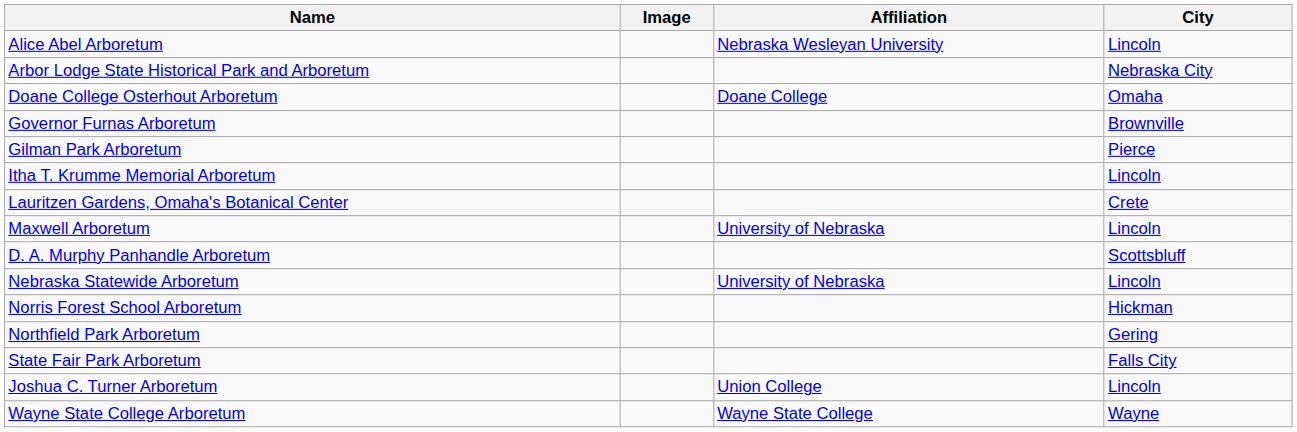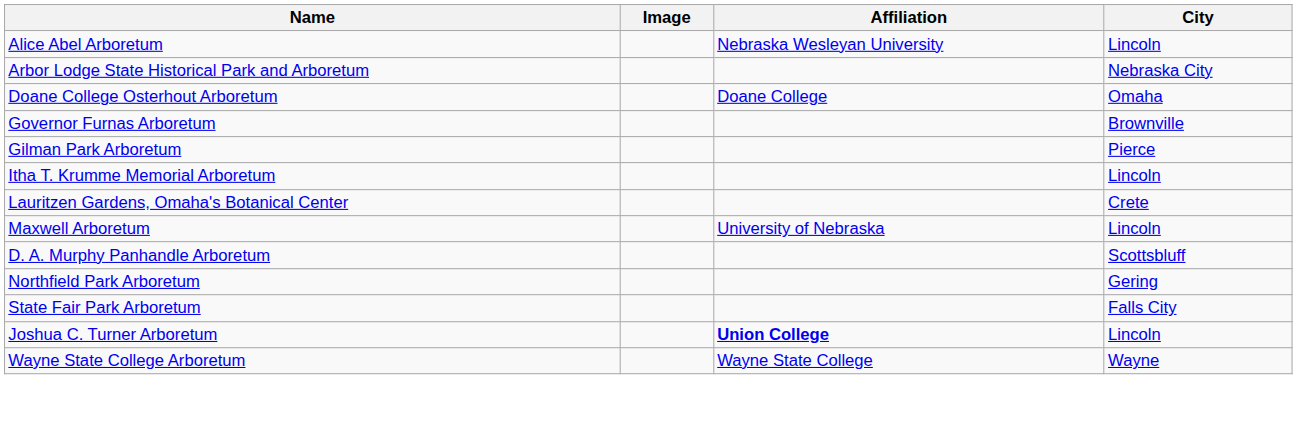- row: (124, 281)
- row: (125, 307)
(769, 387) normal -> (773, 334) bold
